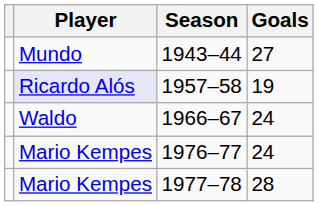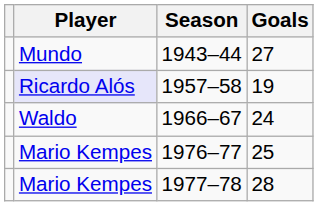(263, 151) 24 -> (263, 151) 25
